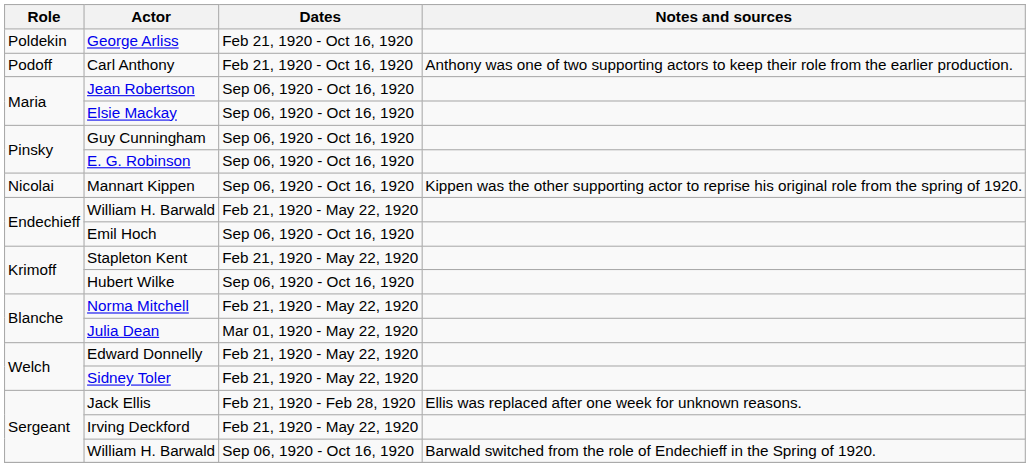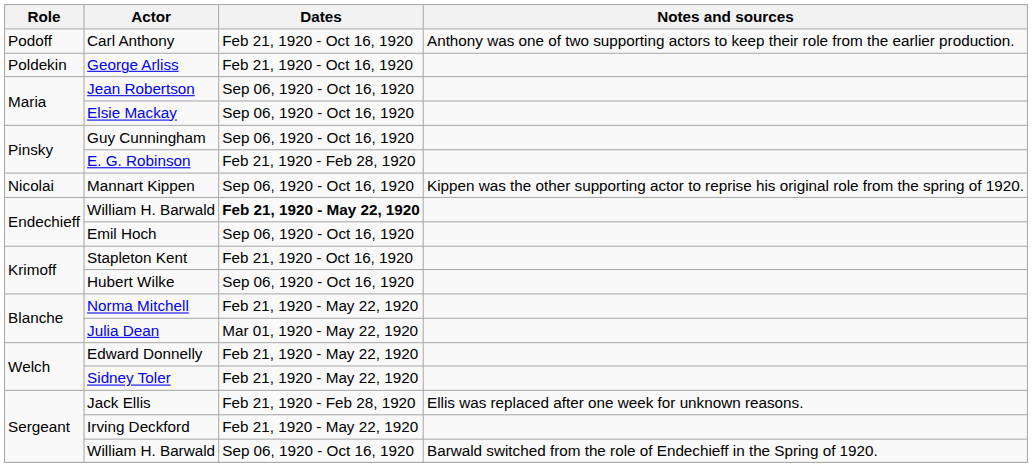rows swapped: (37, 41) <-> (30, 65)
(318, 162) Sep 06, 1920 - Oct 16, 1920 -> (319, 162) Feb 21, 1920 - Feb 28, 1920
(320, 210) normal -> (321, 210) bold
(320, 258) Feb 21, 1920 - May 22, 1920 -> (318, 258) Feb 21, 1920 - Oct 16, 1920
